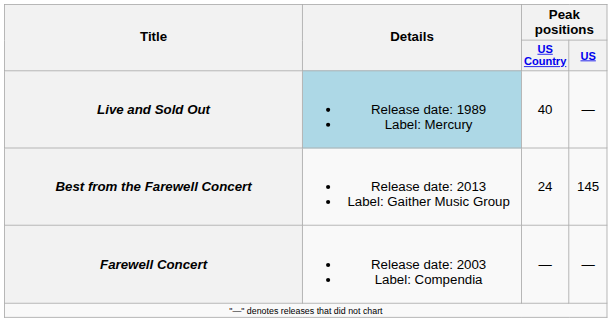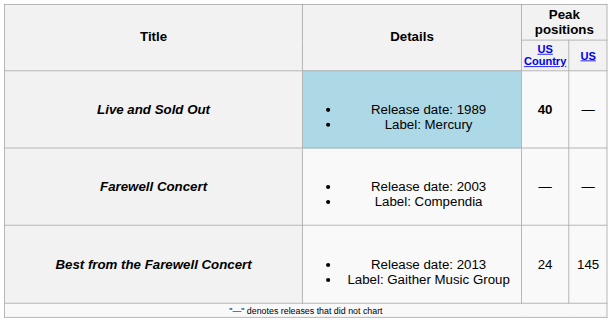(545, 109) normal -> (545, 109) bold
rows swapped: (154, 264) <-> (154, 186)
